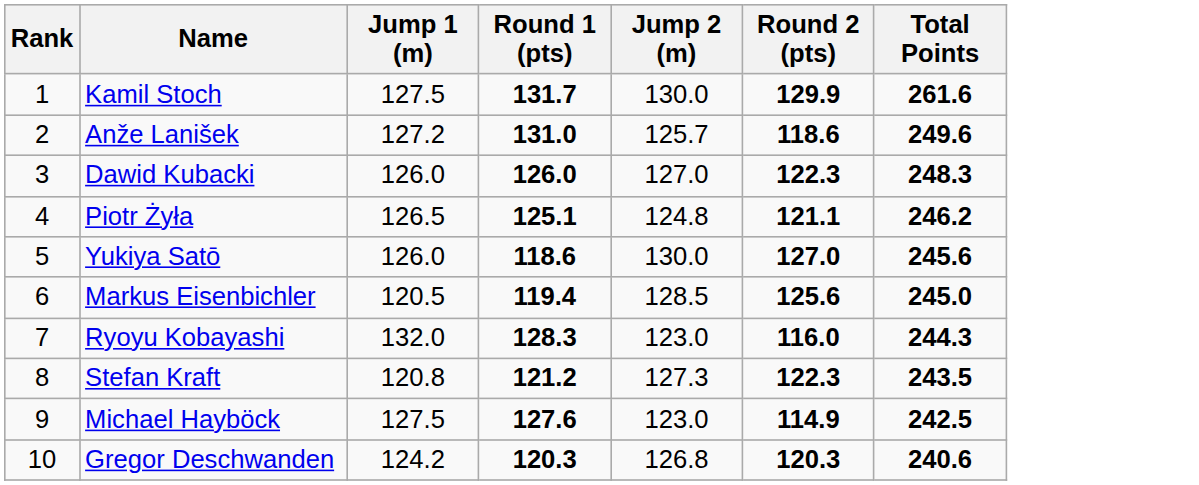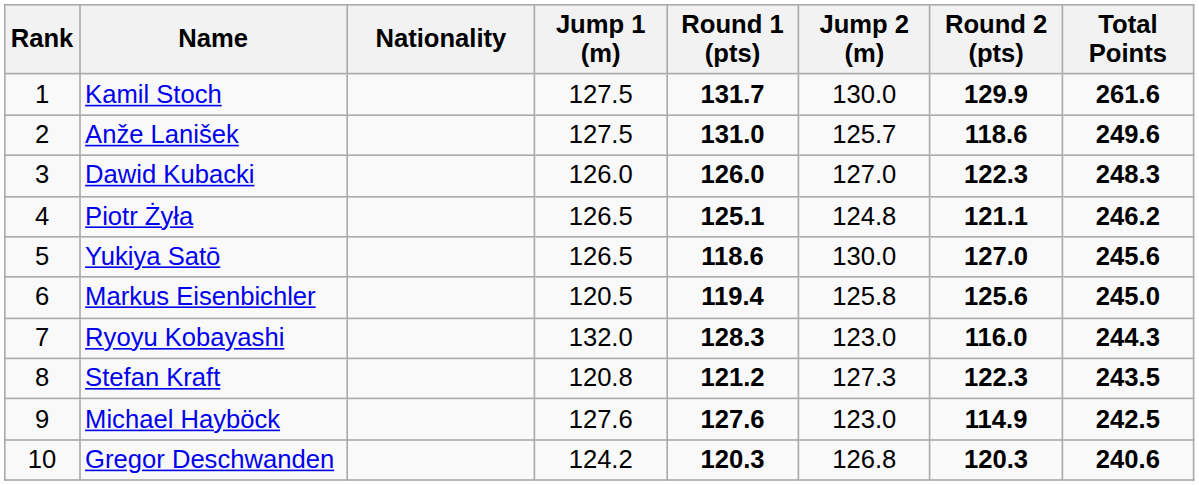+ column: (441, 39)
(413, 134) 127.2 -> (601, 134) 127.5
(413, 256) 126.0 -> (601, 256) 126.5
(676, 297) 128.5 -> (864, 297) 125.8
(413, 418) 127.5 -> (601, 418) 127.6
